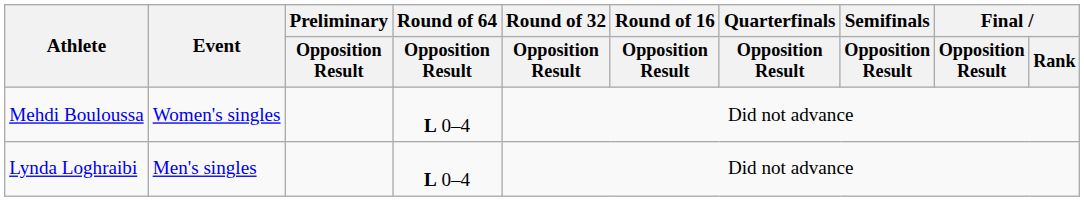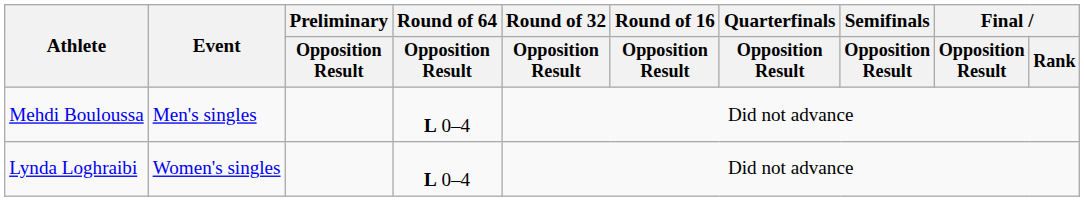(217, 114) Women's singles -> (205, 114) Men's singles
(205, 168) Men's singles -> (217, 168) Women's singles
